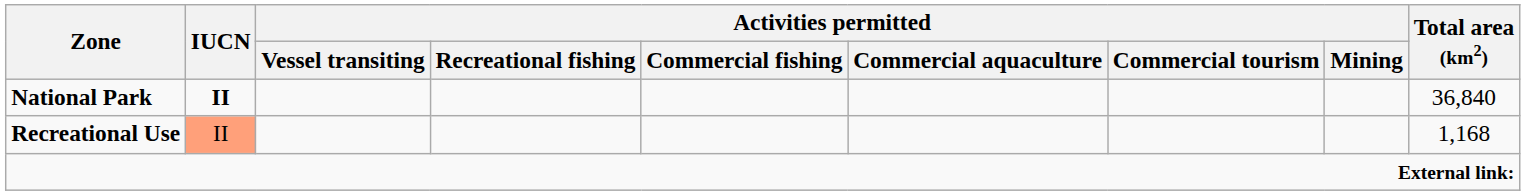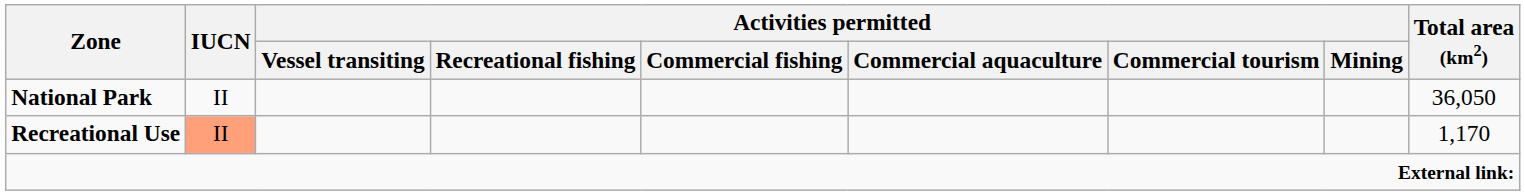(221, 97) bold -> (221, 97) normal
(1464, 97) 36,840 -> (1464, 97) 36,050
(1464, 134) 1,168 -> (1464, 134) 1,170
